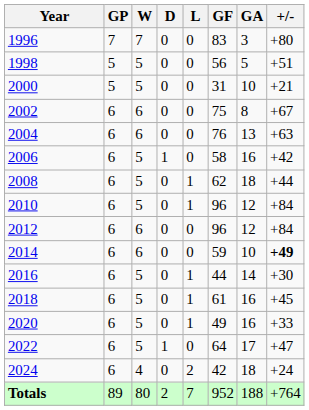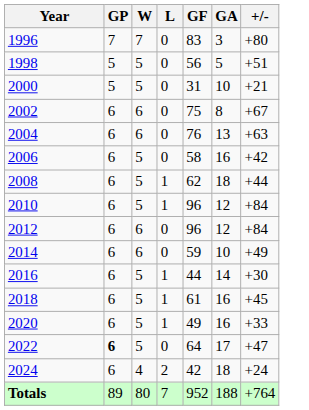- column: (170, 16)
(282, 252) bold -> (256, 252) normal
(111, 346) normal -> (111, 346) bold
